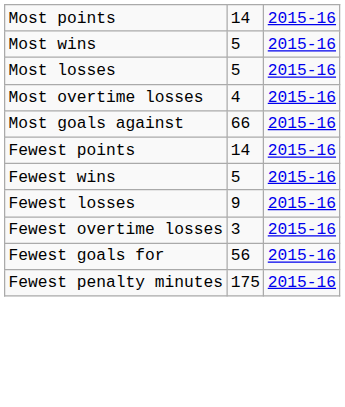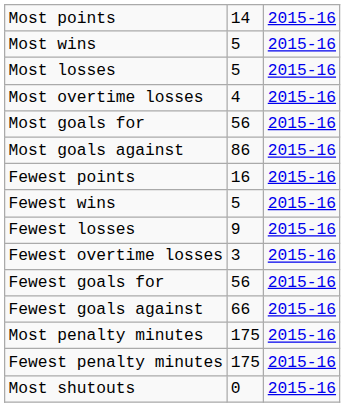+ row: (77, 124)
(241, 124) 66 -> (241, 150) 86
(241, 150) 14 -> (241, 177) 16
+ row: (106, 309)
+ row: (106, 336)
+ row: (72, 389)
